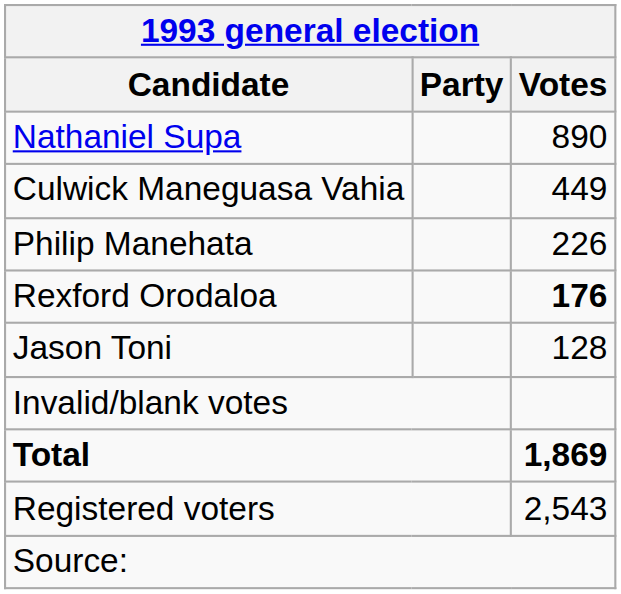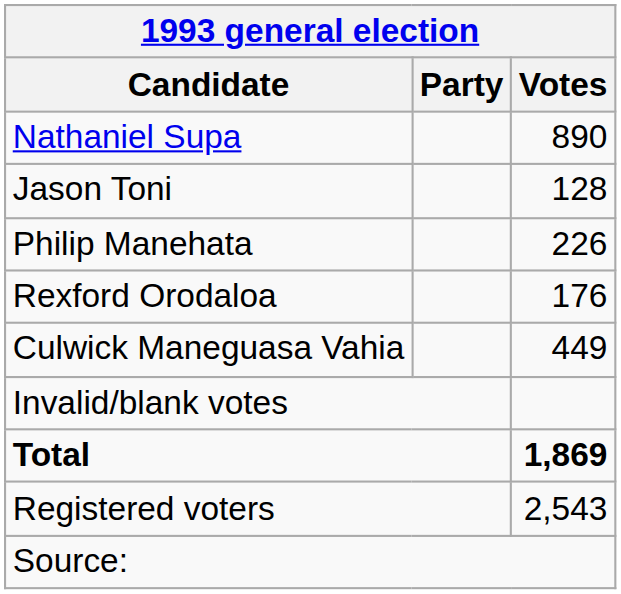rows swapped: (209, 190) <-> (92, 349)
(580, 296) bold -> (580, 296) normal
